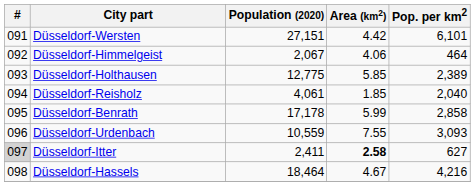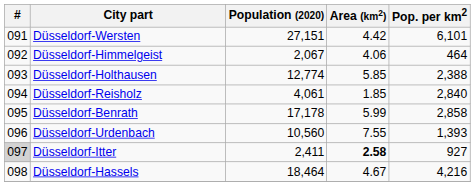(306, 75) 12,775 -> (306, 75) 12,774
(452, 75) 2,389 -> (452, 75) 2,388
(452, 94) 2,040 -> (452, 94) 2,840
(306, 133) 10,559 -> (306, 133) 10,560
(452, 133) 3,093 -> (452, 133) 1,393
(457, 152) 627 -> (457, 152) 927
